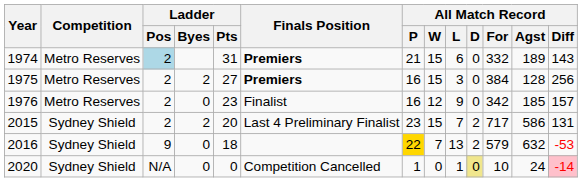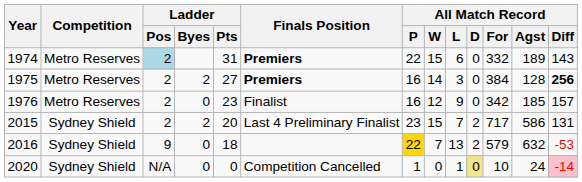(413, 58) 21 -> (413, 58) 22
(435, 79) 15 -> (435, 79) 14
(563, 79) normal -> (563, 79) bold
